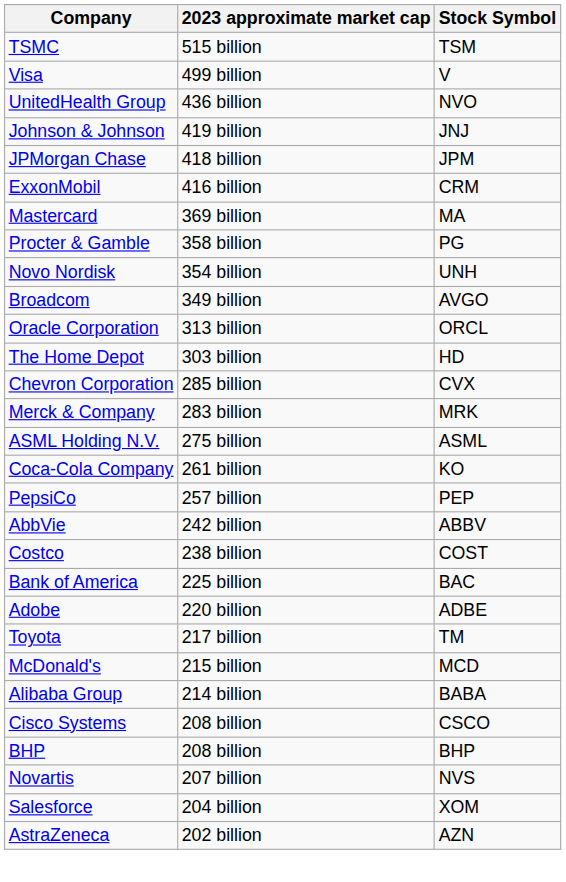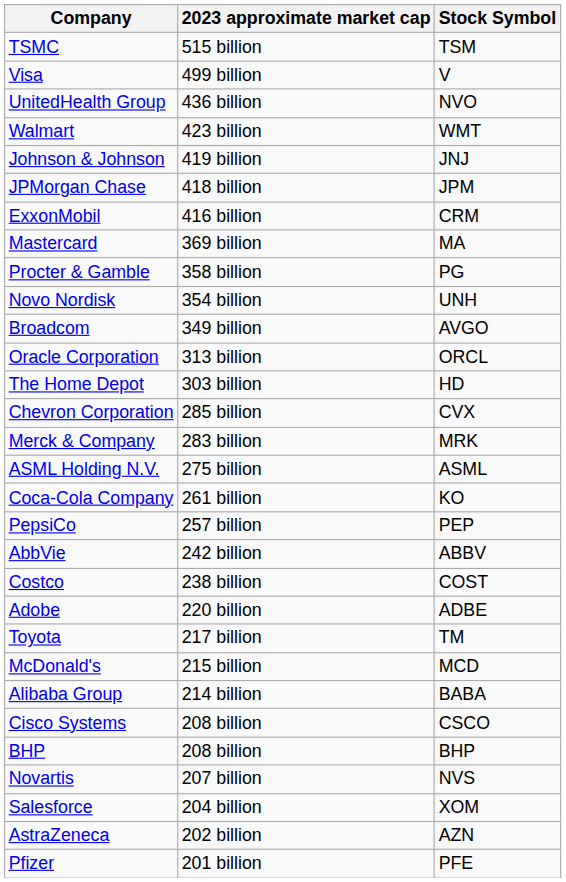+ row: (41, 131)
- row: (73, 581)
+ row: (31, 863)
